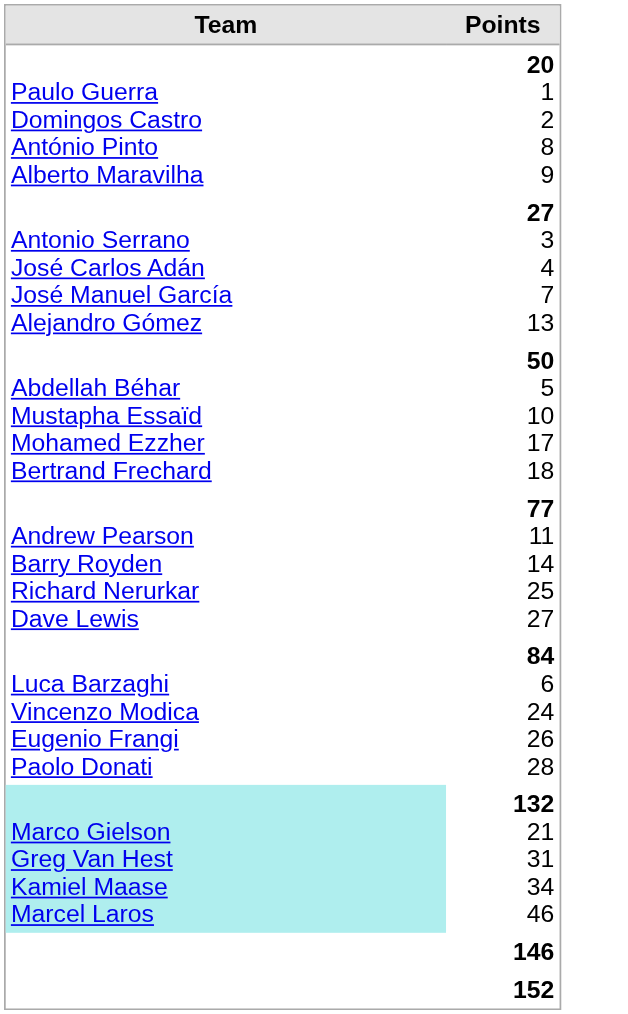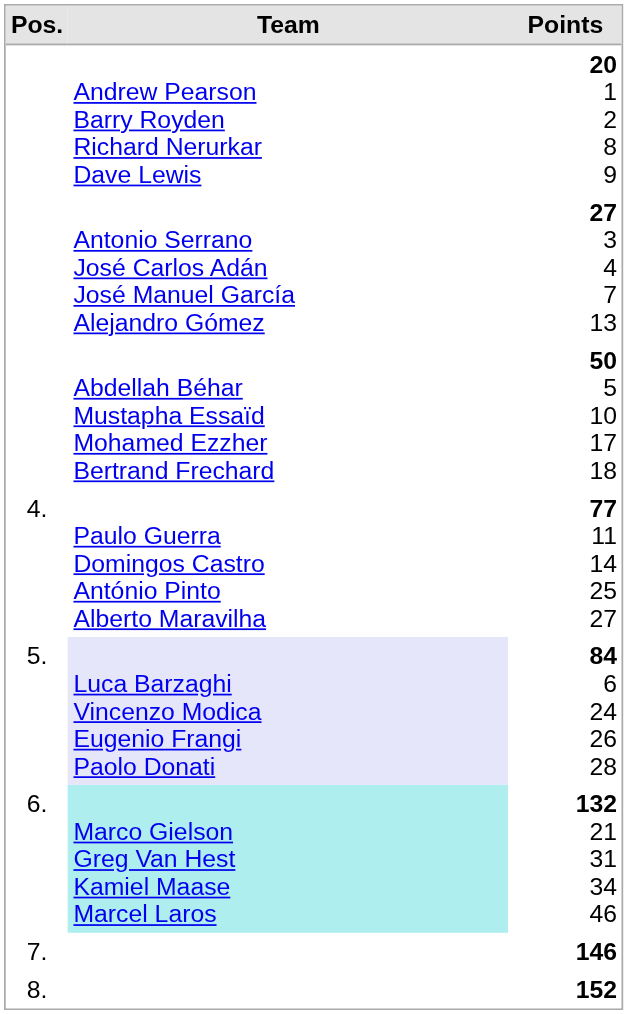+ column: (37, 25)
(107, 133) Paulo Guerra Domingos Castro António Pinto Alberto Maravilha -> (168, 133) Andrew Pearson Barry Royden Richard Nerurkar Dave Lewis
(105, 577) Andrew Pearson Barry Royden Richard Nerurkar Dave Lewis -> (170, 577) Paulo Guerra Domingos Castro António Pinto Alberto Maravilha
(105, 725) no background -> (167, 725) lavender background
